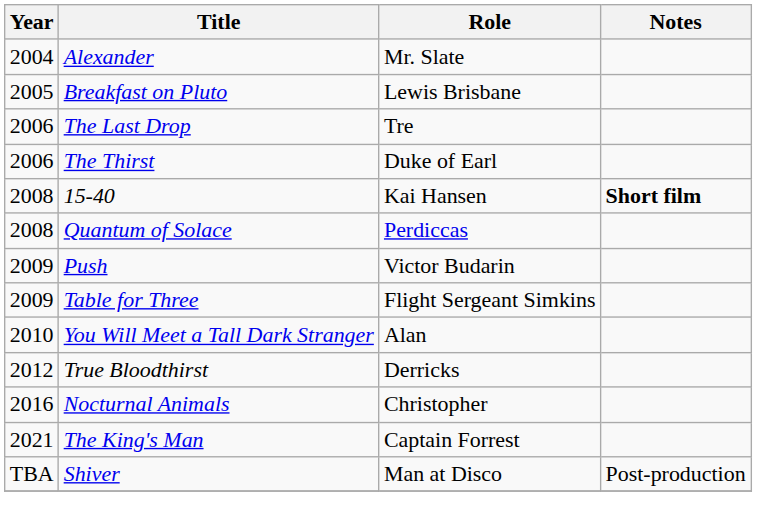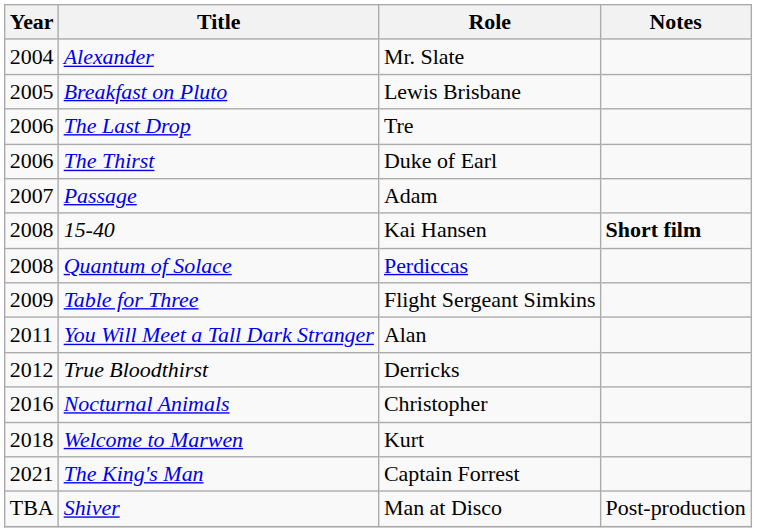+ row: (100, 195)
- row: (86, 265)
(32, 334) 2010 -> (31, 334) 2011
+ row: (153, 439)
